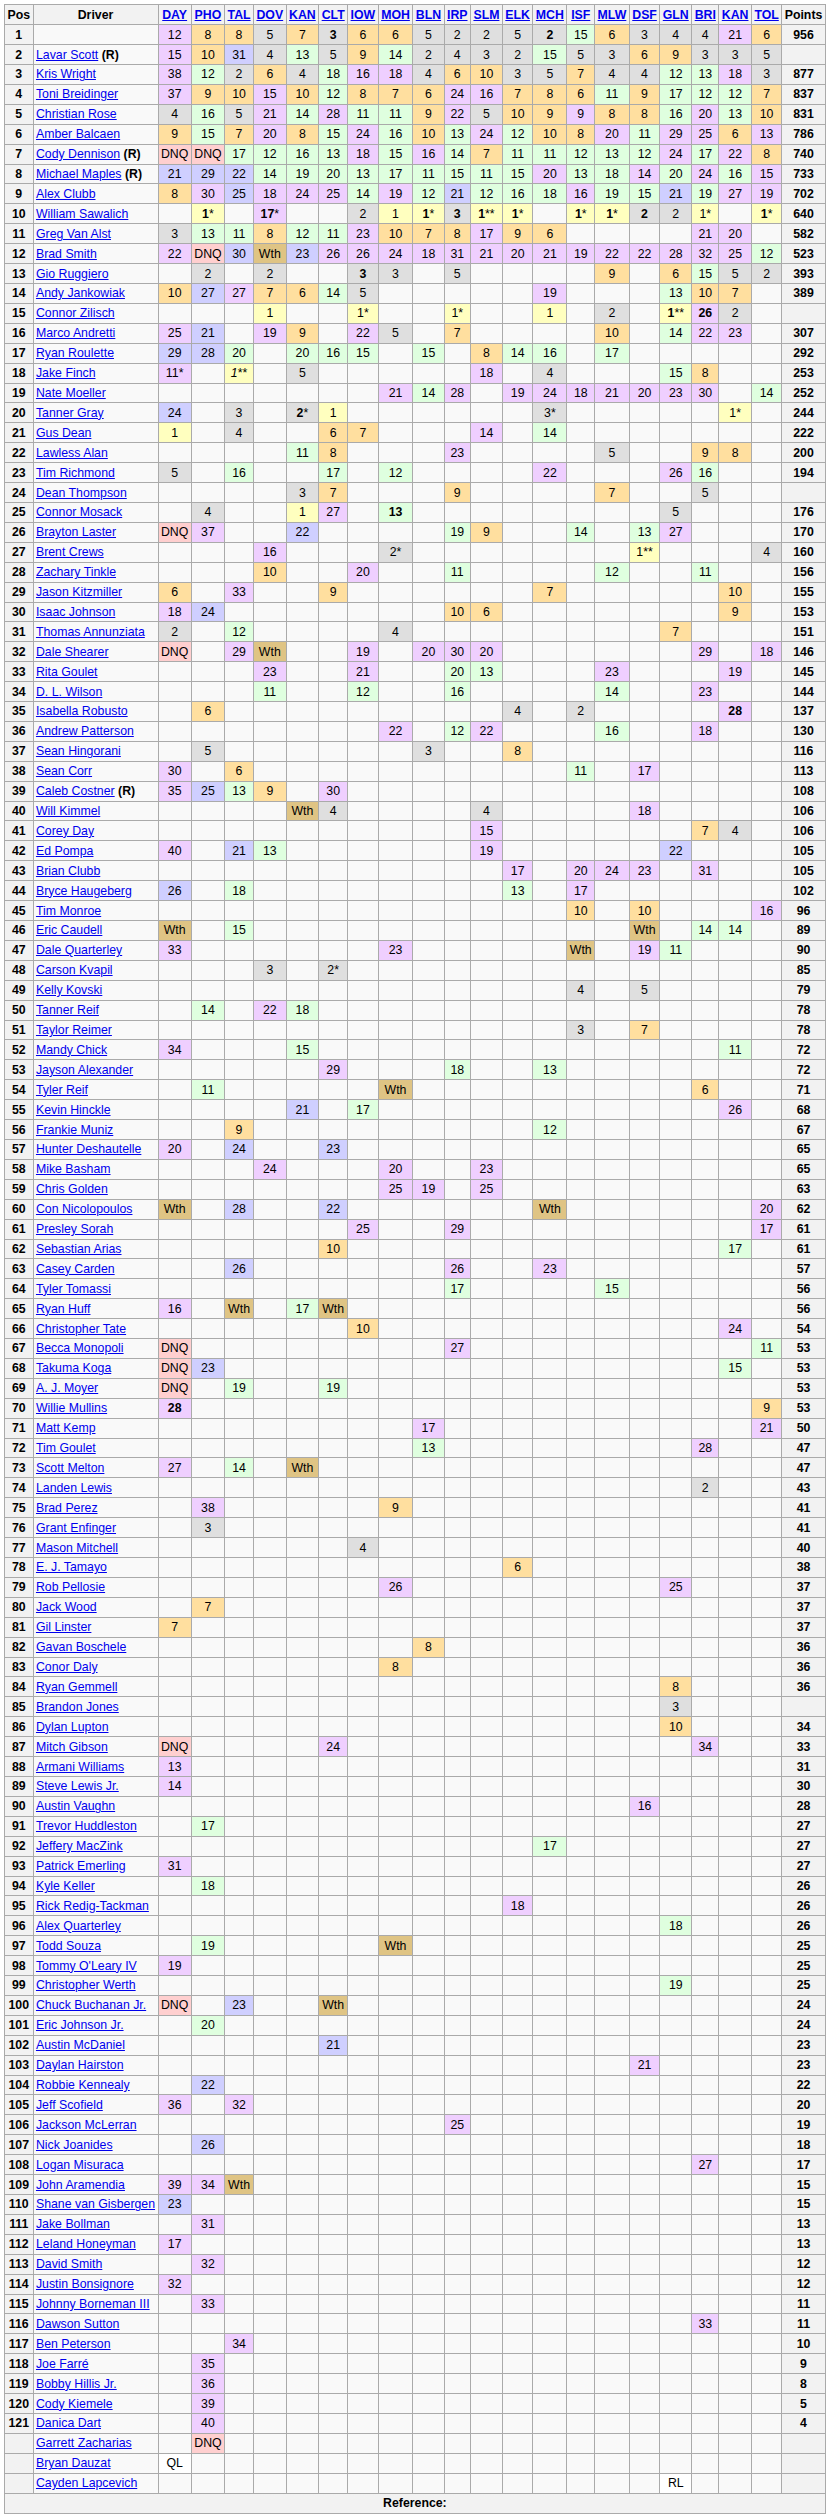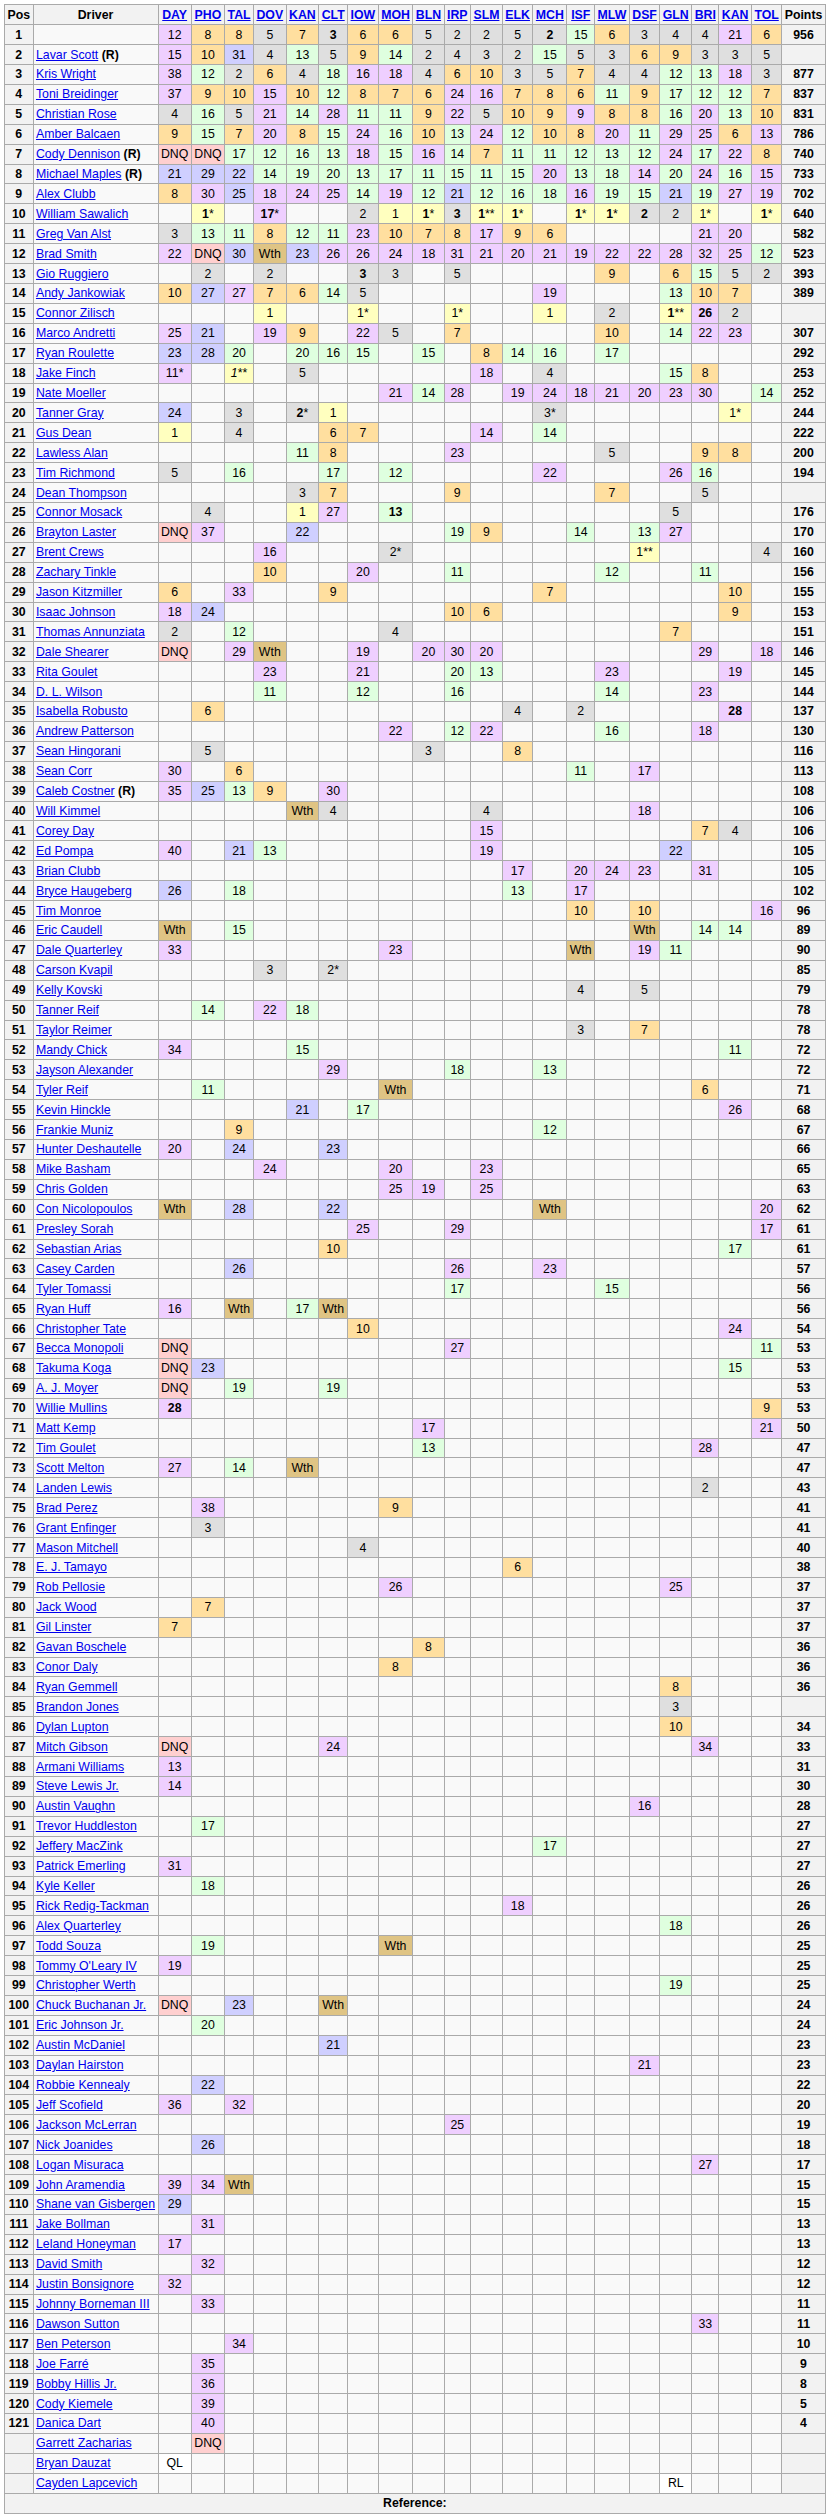(175, 353) 29 -> (175, 353) 23
(804, 1149) 65 -> (804, 1149) 66
(175, 2204) 23 -> (175, 2204) 29
